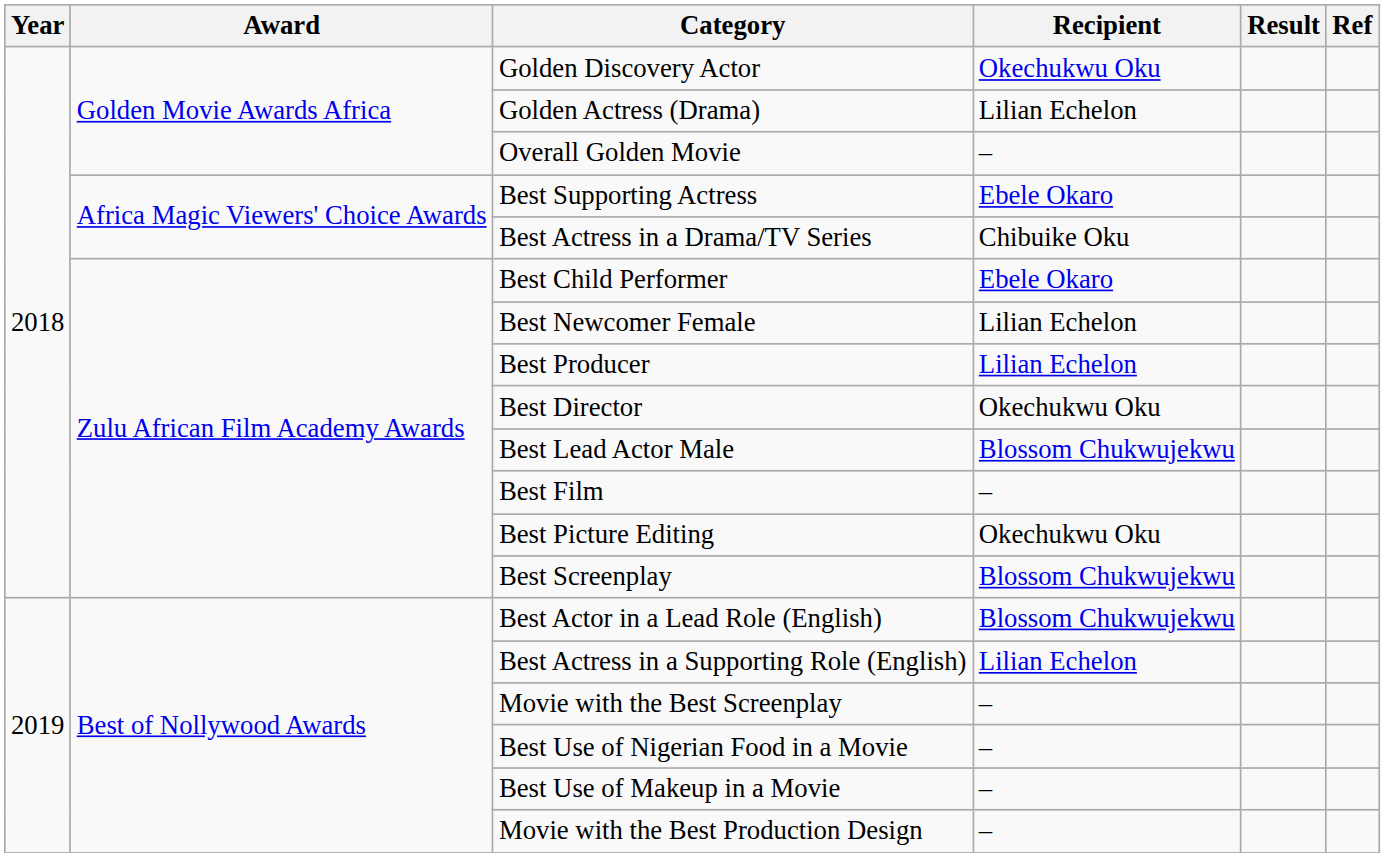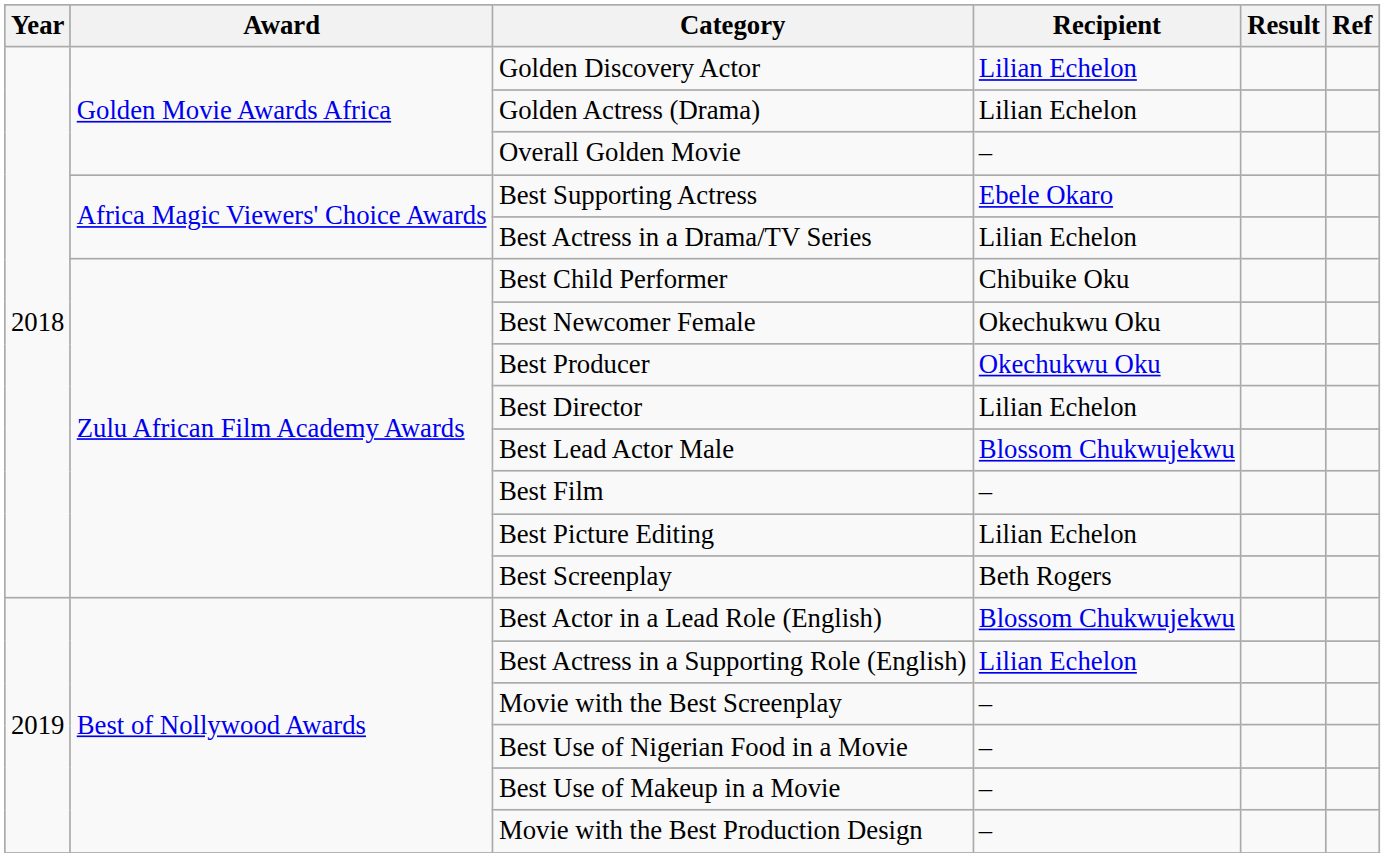(1070, 68) Okechukwu Oku -> (1058, 68) Lilian Echelon
(1054, 237) Chibuike Oku -> (1058, 237) Lilian Echelon
(1046, 279) Ebele Okaro -> (1054, 279) Chibuike Oku
(1058, 322) Lilian Echelon -> (1070, 322) Okechukwu Oku
(1058, 364) Lilian Echelon -> (1070, 364) Okechukwu Oku
(1070, 407) Okechukwu Oku -> (1058, 407) Lilian Echelon
(1070, 534) Okechukwu Oku -> (1058, 534) Lilian Echelon
(1107, 576) Blossom Chukwujekwu -> (1045, 576) Beth Rogers
